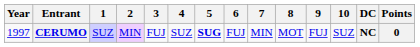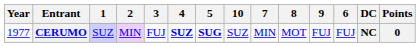columns swapped: (236, 14) <-> (344, 14)
(18, 33) 1997 -> (18, 33) 1977
(182, 33) normal -> (182, 33) bold
